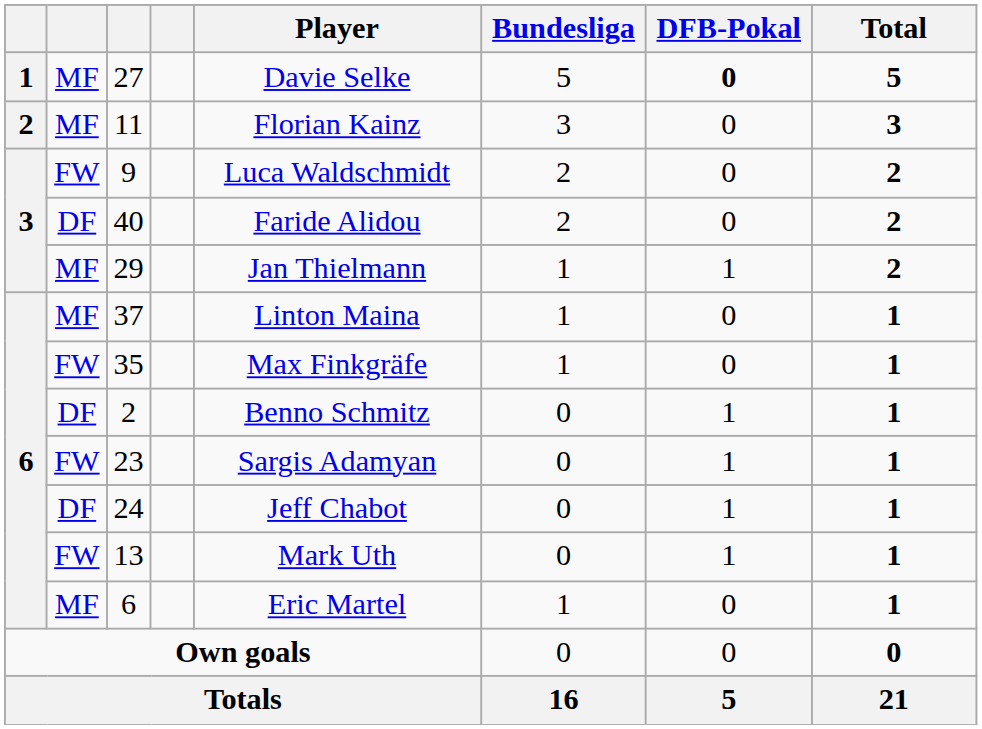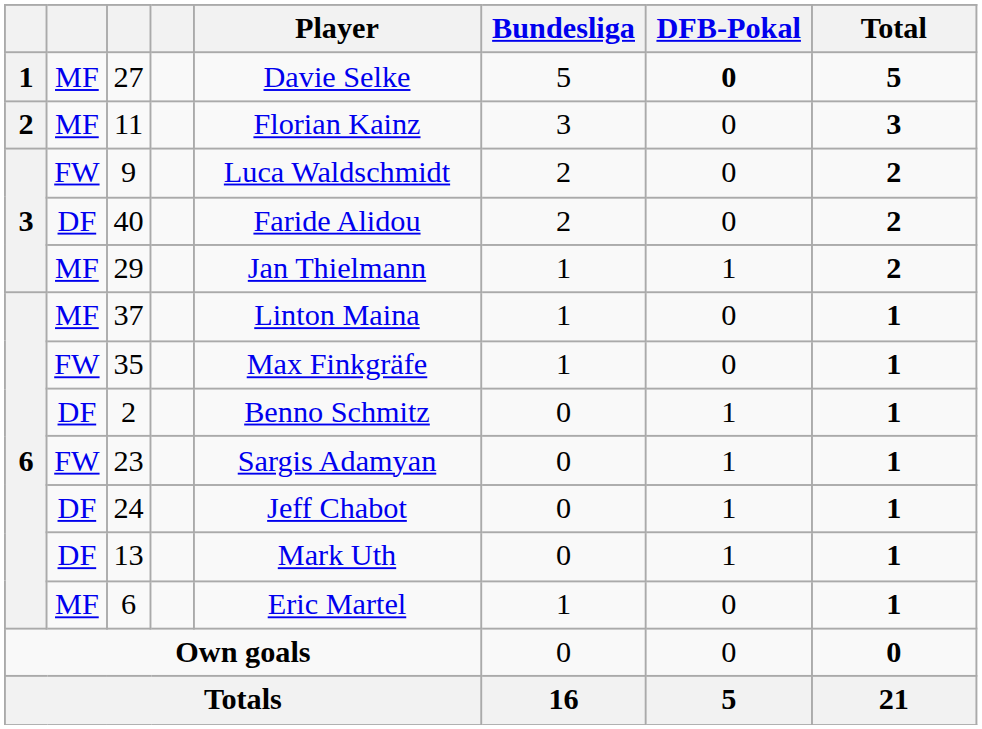(77, 556) FW -> (77, 556) DF
